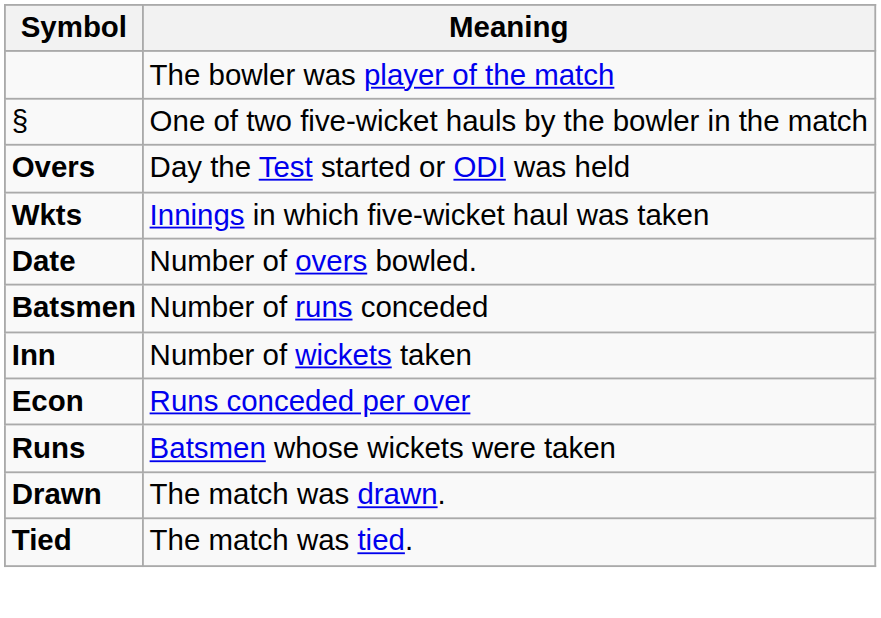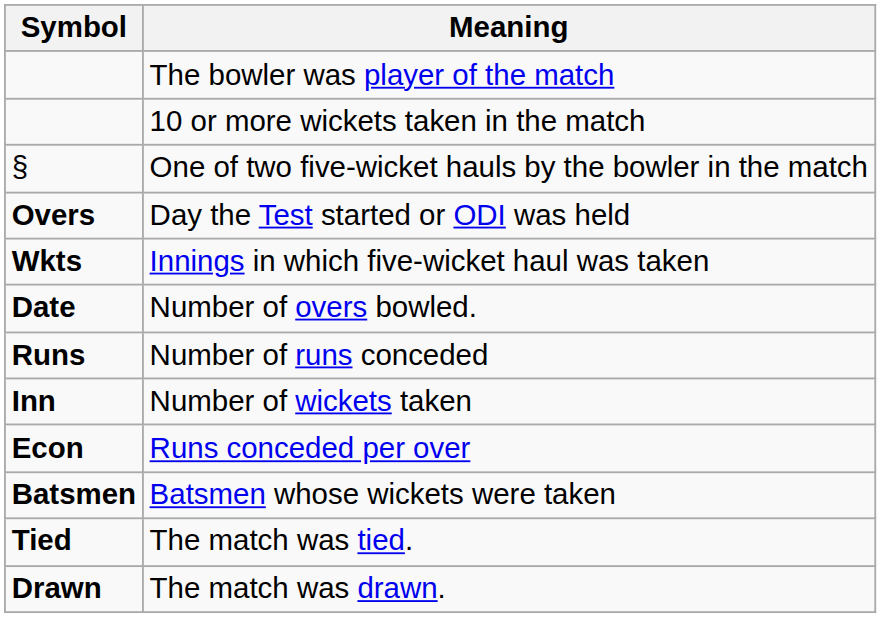+ row: (398, 121)
(74, 307) Batsmen -> (49, 354) Runs
(49, 448) Runs -> (74, 494) Batsmen
rows swapped: (298, 494) <-> (281, 541)
